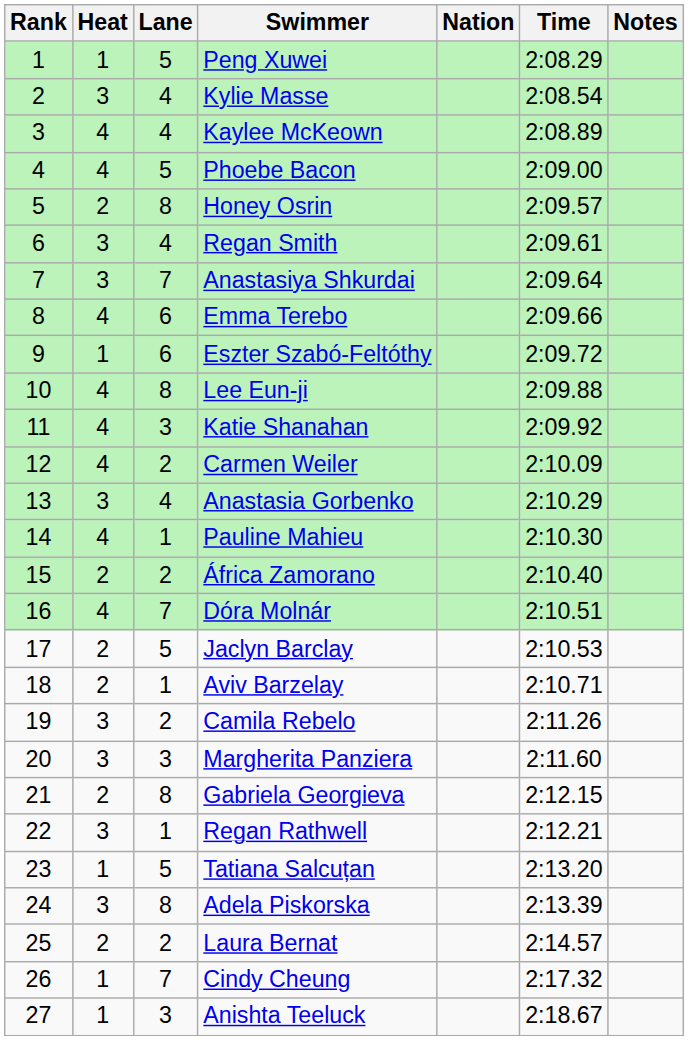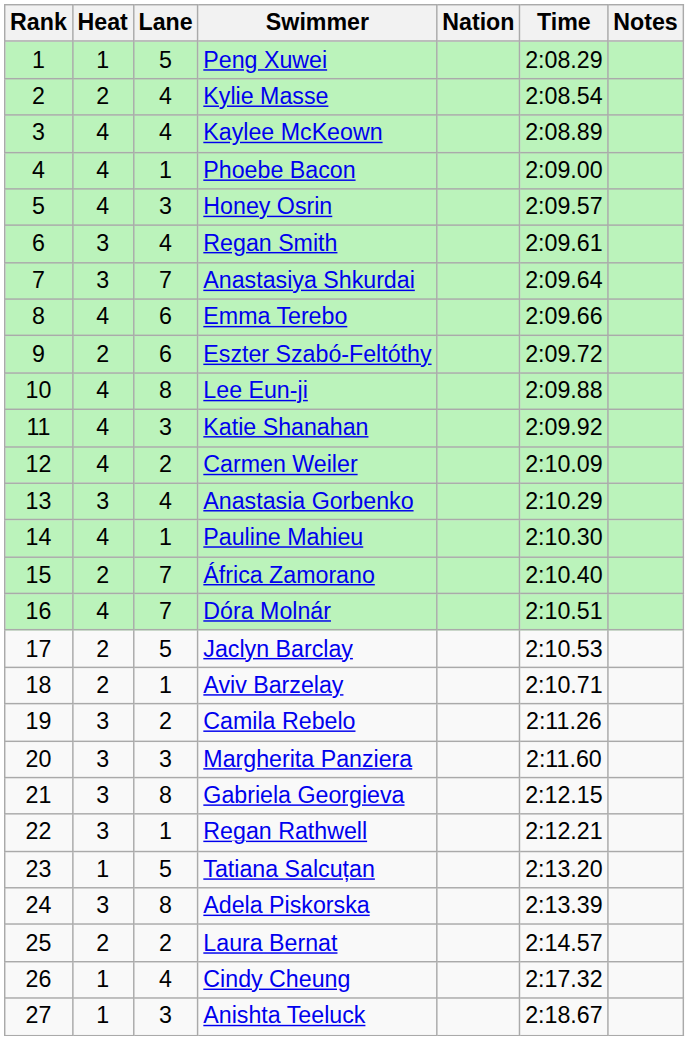(103, 96) 3 -> (103, 96) 2
(166, 170) 5 -> (166, 170) 1
(103, 206) 2 -> (103, 206) 4
(166, 206) 8 -> (166, 206) 3
(103, 354) 1 -> (103, 354) 2
(166, 574) 2 -> (166, 574) 7
(103, 795) 2 -> (103, 795) 3
(166, 979) 7 -> (166, 979) 4
